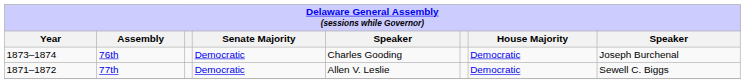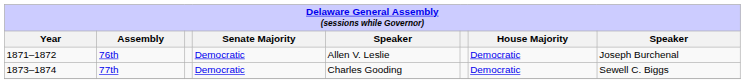(31, 54) 1873–1874 -> (31, 54) 1871–1872
(365, 54) Charles Gooding -> (359, 54) Allen V. Leslie
(31, 70) 1871–1872 -> (31, 70) 1873–1874
(359, 70) Allen V. Leslie -> (365, 70) Charles Gooding
